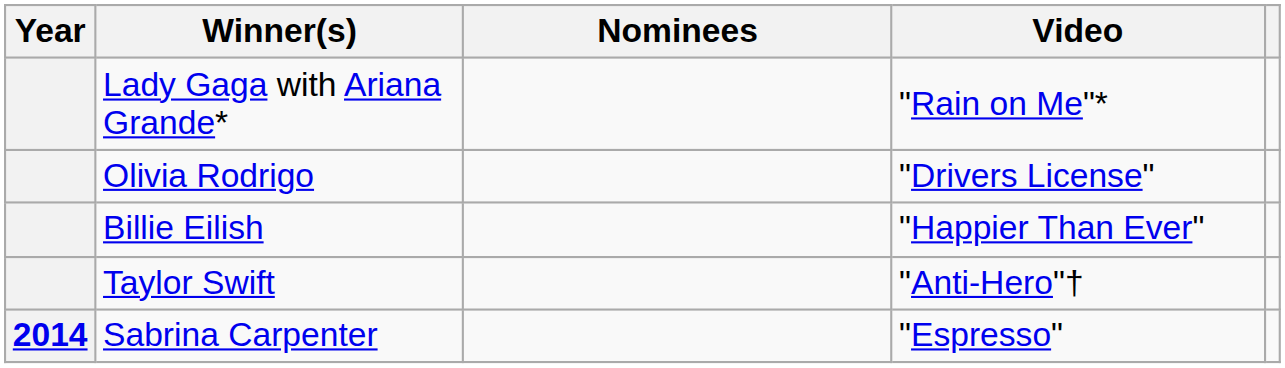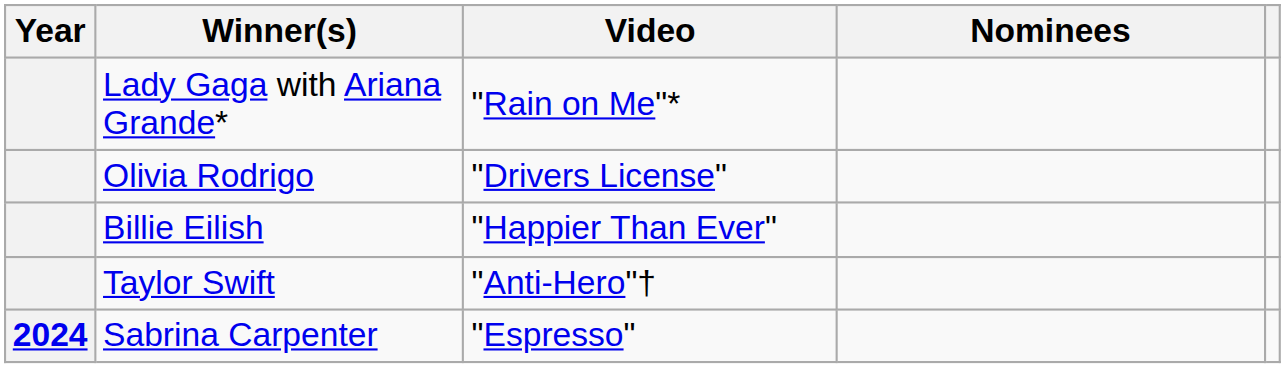columns swapped: (1078, 31) <-> (678, 31)
(50, 335) 2014 -> (50, 335) 2024
